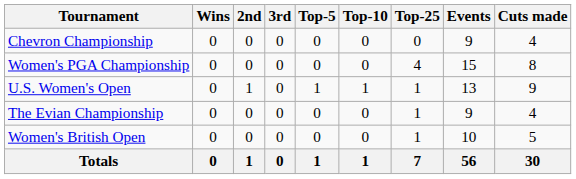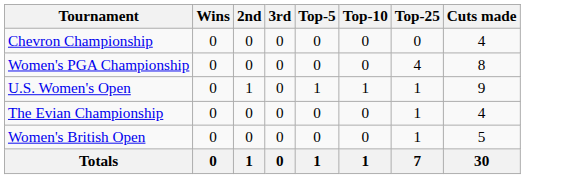- column: (469, 16)
